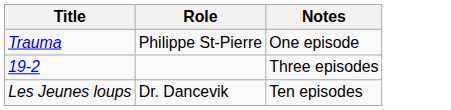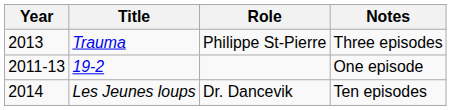+ column: (37, 17)
(314, 42) One episode -> (388, 42) Three episodes
(324, 67) Three episodes -> (378, 67) One episode
